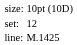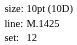rows swapped: (12, 23) <-> (14, 38)
